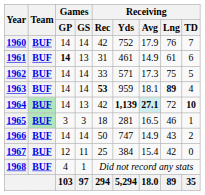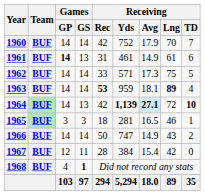(171, 43) 76 -> (171, 43) 70
(103, 151) 25 -> (103, 151) 28
(84, 167) normal -> (84, 167) bold
